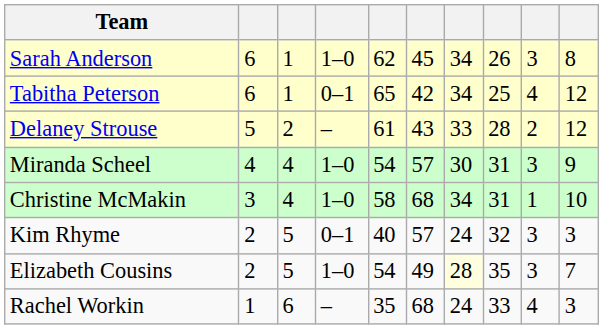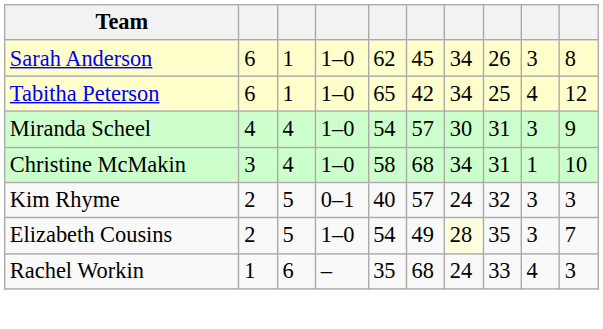(338, 93) 0–1 -> (338, 93) 1–0
- row: (84, 128)
